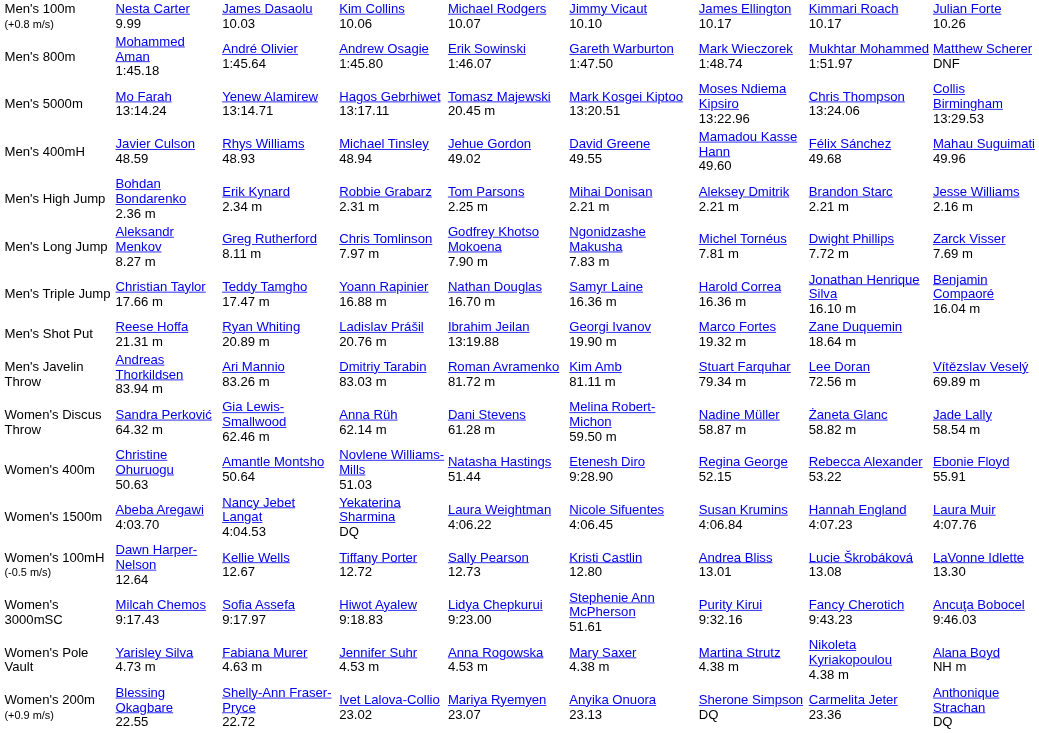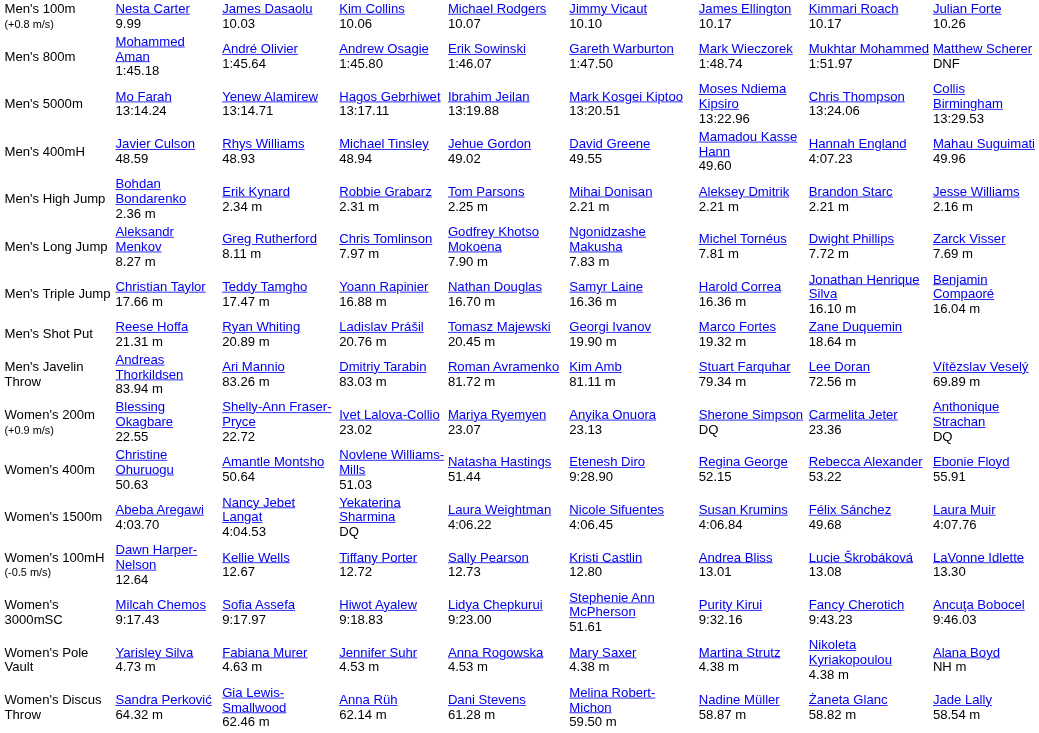(499, 104) Tomasz Majewski 20.45 m -> (489, 104) Ibrahim Jeilan 13:19.88
(850, 151) Félix Sánchez 49.68 -> (858, 151) Hannah England 4:07.23
(489, 334) Ibrahim Jeilan 13:19.88 -> (499, 334) Tomasz Majewski 20.45 m
rows swapped: (50, 707) <-> (53, 422)
(858, 517) Hannah England 4:07.23 -> (850, 517) Félix Sánchez 49.68
